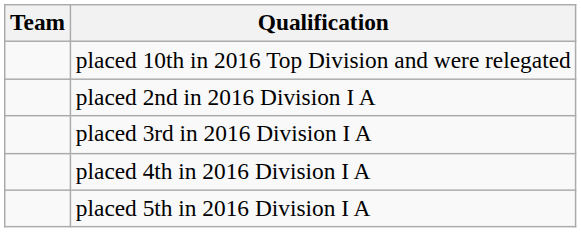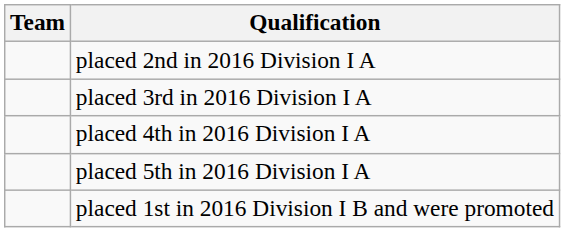- row: (323, 60)
+ row: (315, 208)
